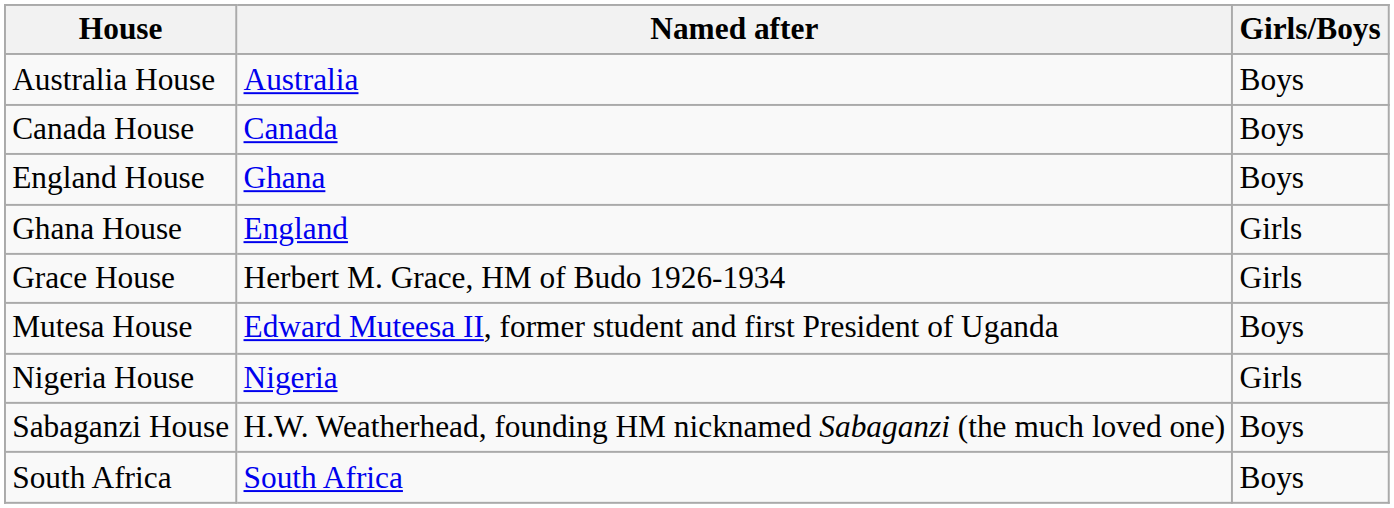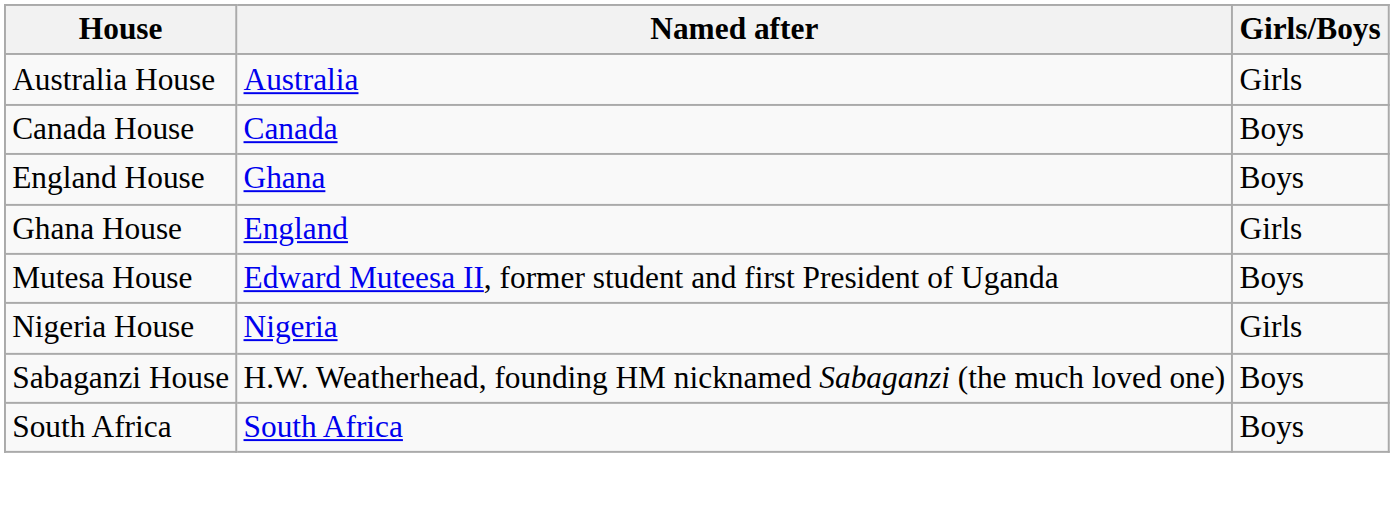(1272, 79) Boys -> (1271, 79) Girls
- row: (94, 278)
